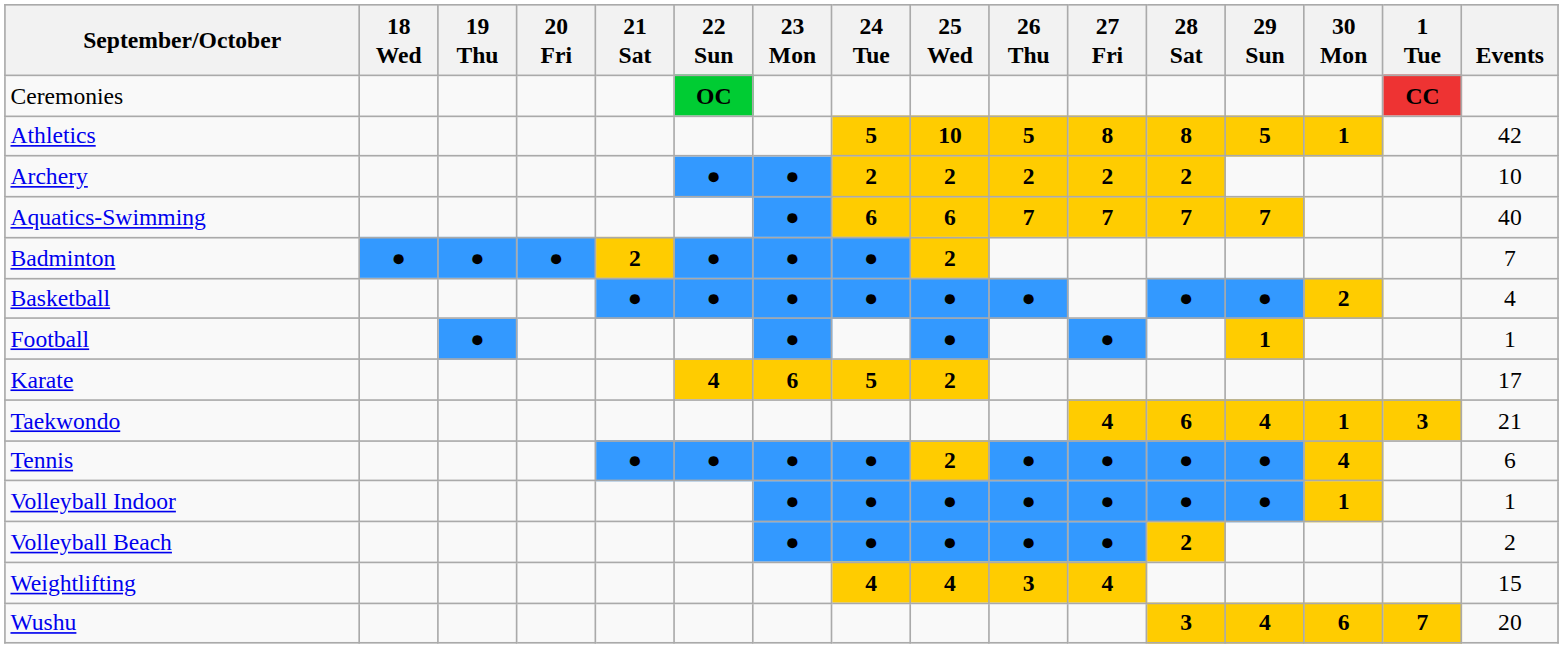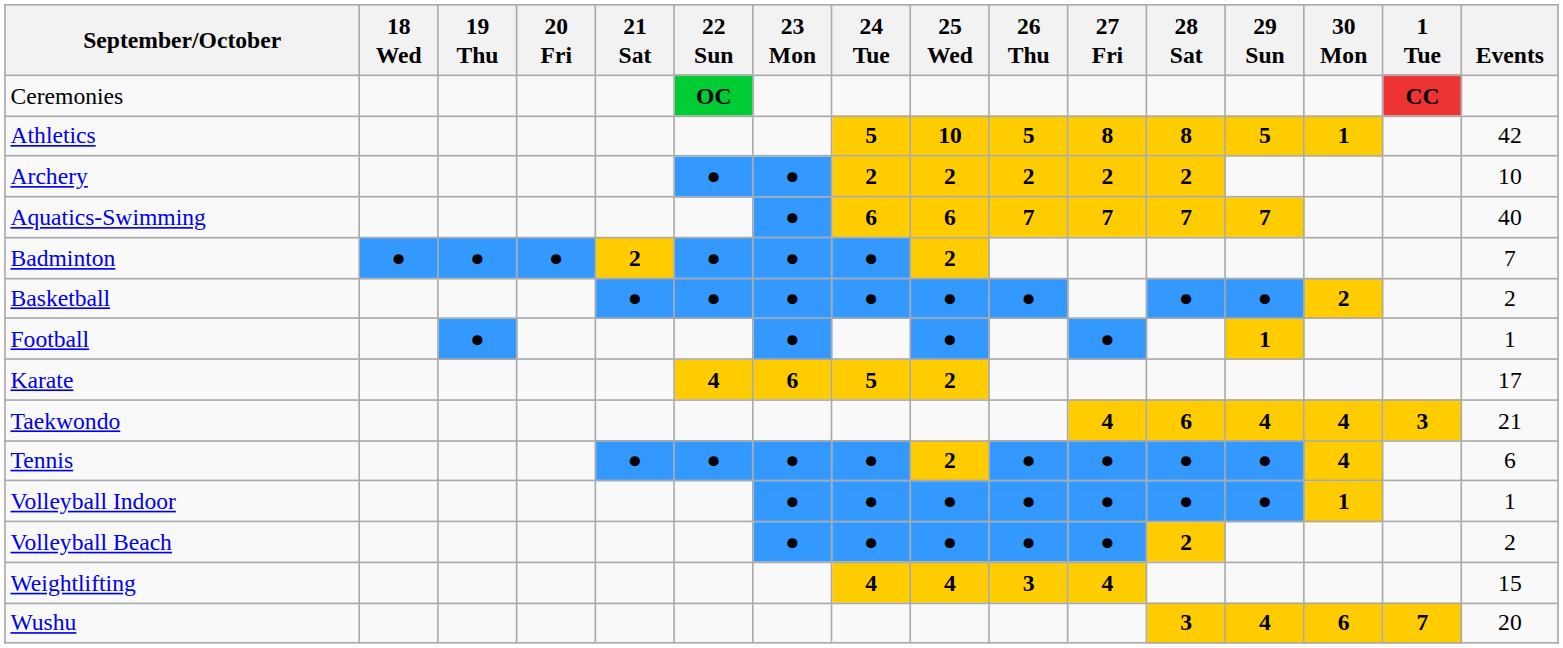(1510, 298) 4 -> (1510, 298) 2
(1344, 420) 1 -> (1344, 420) 4
